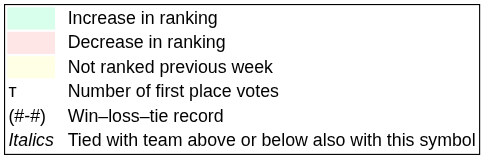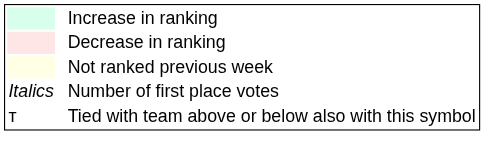(13, 91) т -> (31, 91) Italics
- row: (146, 116)
(31, 140) Italics -> (13, 116) т
